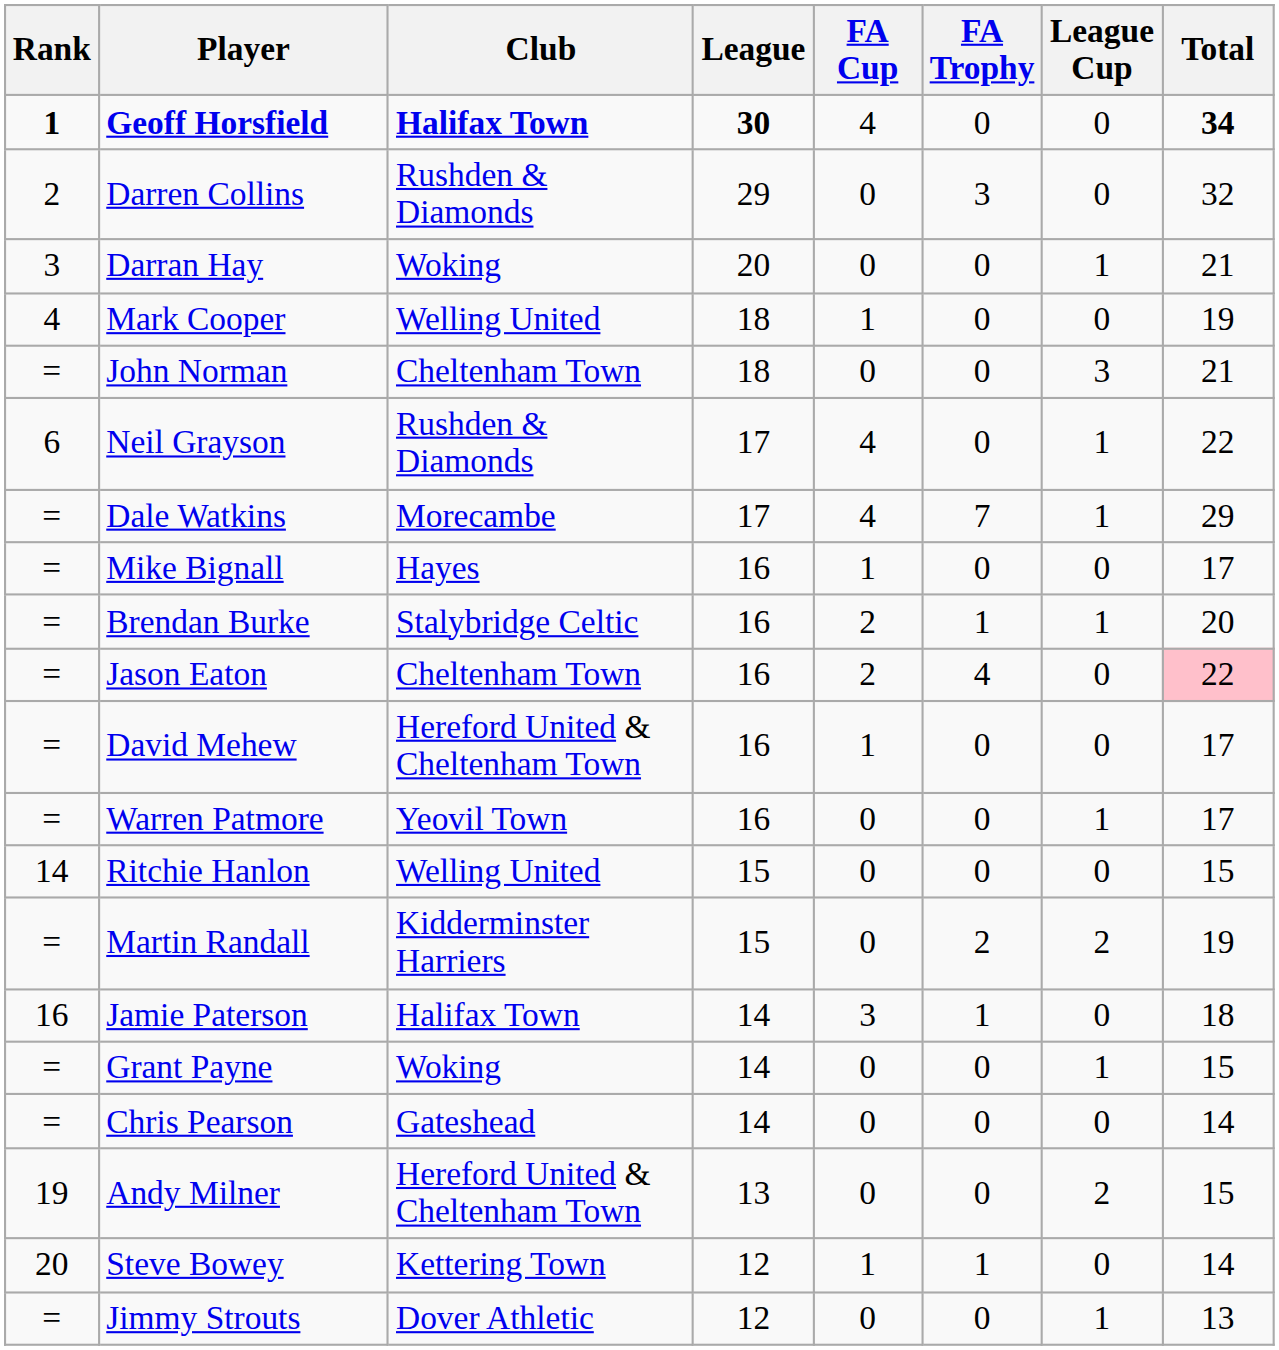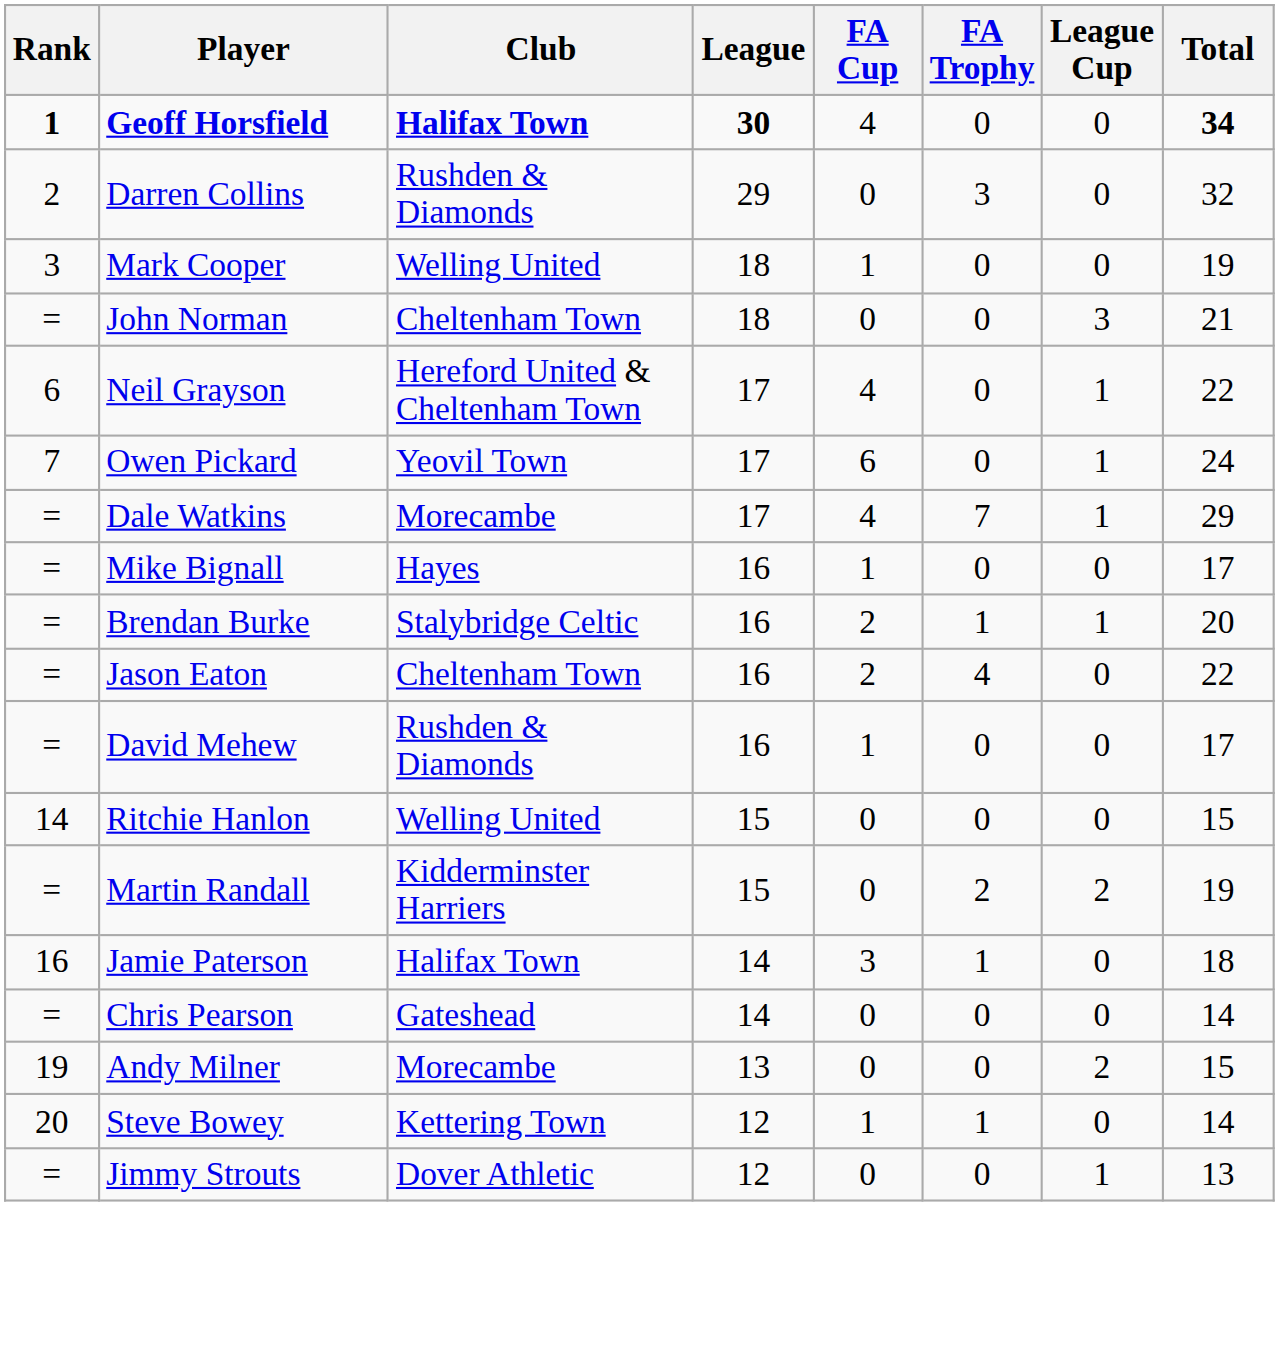- row: (185, 265)
(52, 318) 4 -> (52, 265) 3
(472, 443) Rushden & Diamonds -> (523, 390) Hereford United & Cheltenham Town
+ row: (201, 462)
(1218, 674) pink background -> (1218, 674) no background
(523, 746) Hereford United & Cheltenham Town -> (472, 746) Rushden & Diamonds
- row: (215, 817)
- row: (189, 1067)
(523, 1192) Hereford United & Cheltenham Town -> (476, 1067) Morecambe
